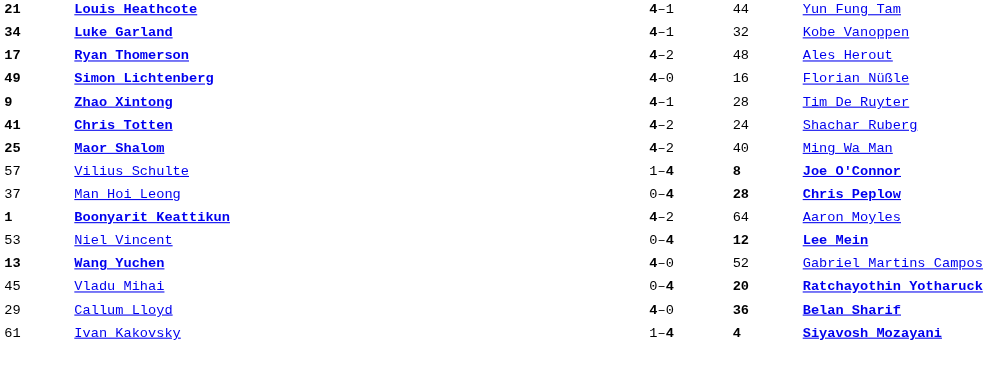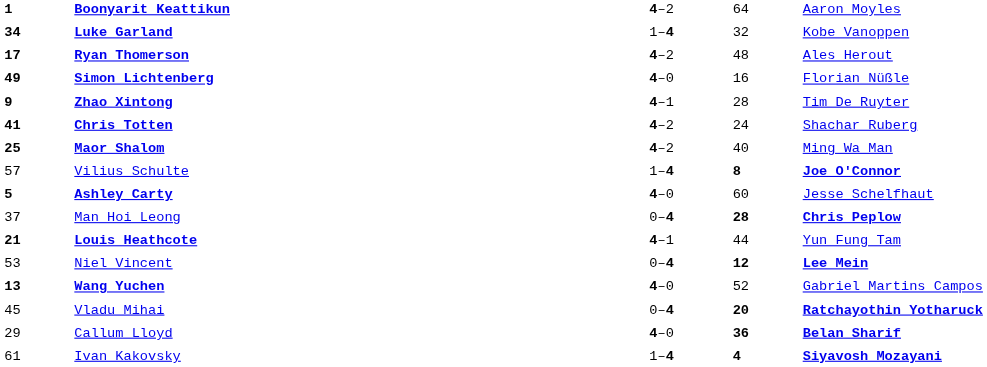rows swapped: (152, 217) <-> (136, 10)
(662, 33) 4–1 -> (662, 33) 1–4
+ row: (123, 194)
